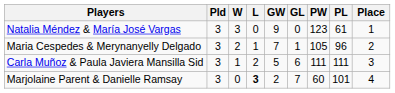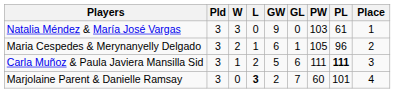(318, 29) 123 -> (318, 29) 103
(276, 46) 7 -> (276, 46) 6
(341, 63) normal -> (341, 63) bold
